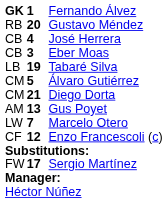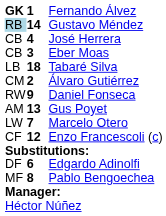(14, 25) no background -> (14, 25) lightblue background
(34, 25) 20 -> (34, 25) 14
(34, 67) 19 -> (34, 67) 18
(30, 81) 5 -> (30, 81) 2
- row: (82, 94)
+ row: (92, 94)
+ row: (94, 164)
+ row: (101, 178)
- row: (93, 164)
